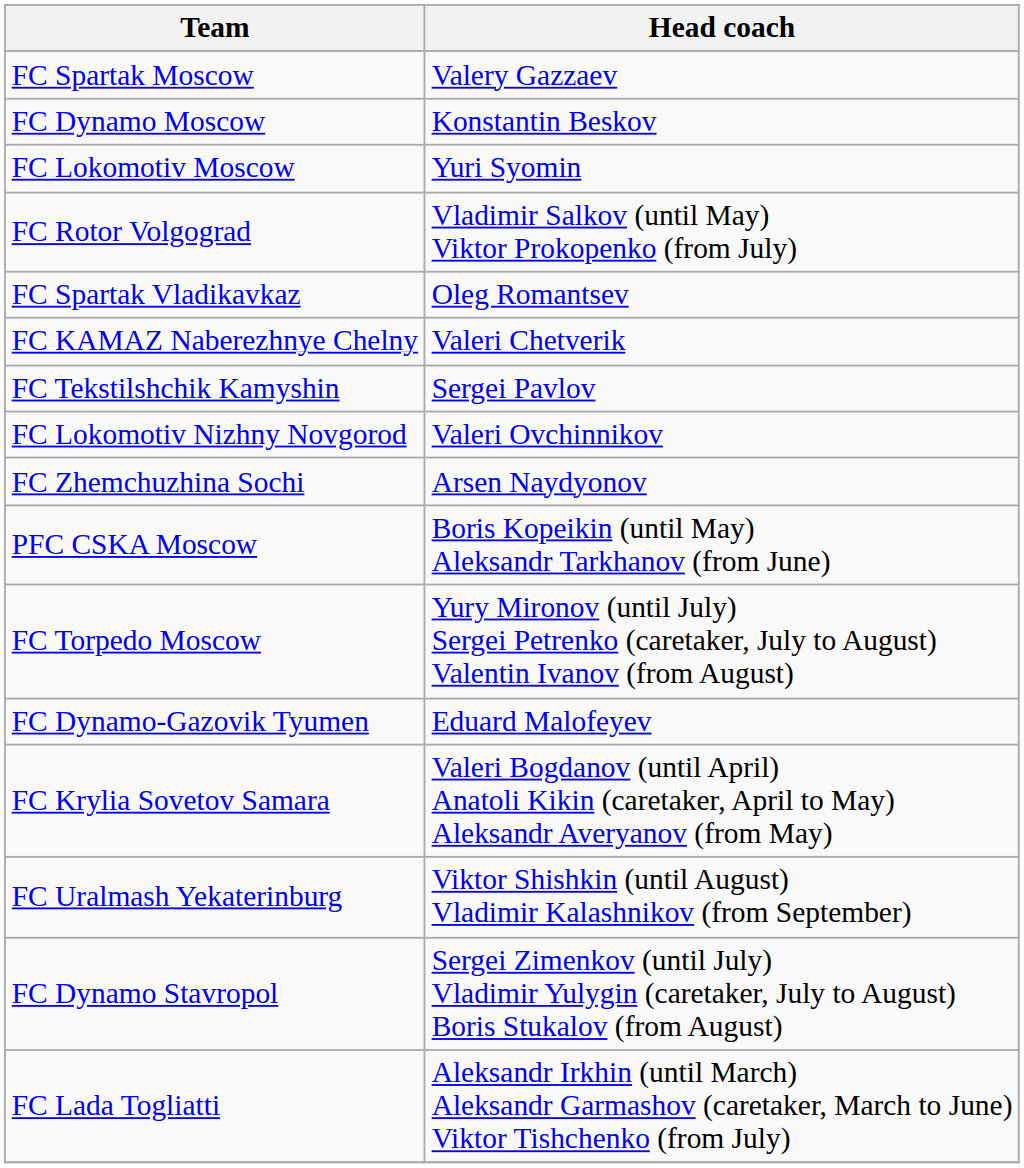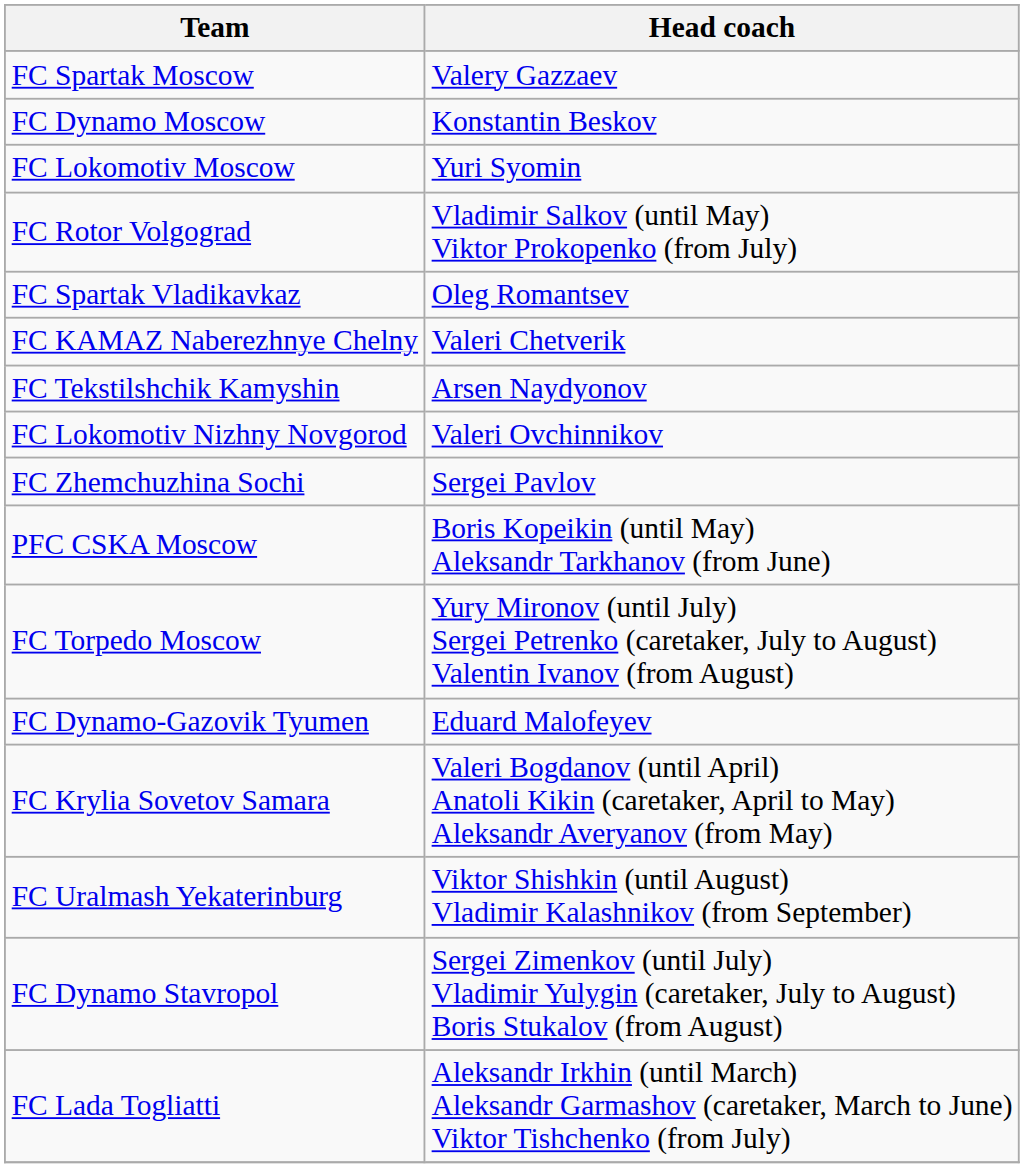(514, 387) Sergei Pavlov -> (539, 387) Arsen Naydyonov
(539, 481) Arsen Naydyonov -> (514, 481) Sergei Pavlov
